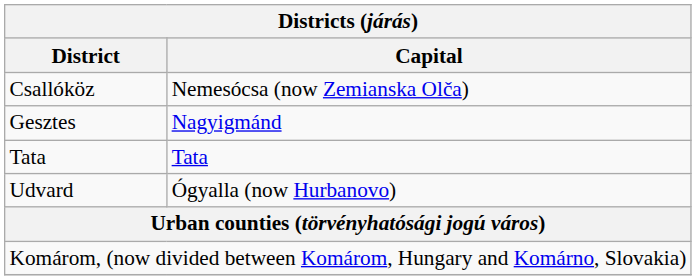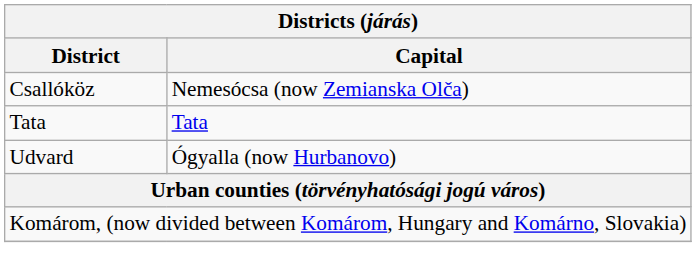- row: (43, 122)
